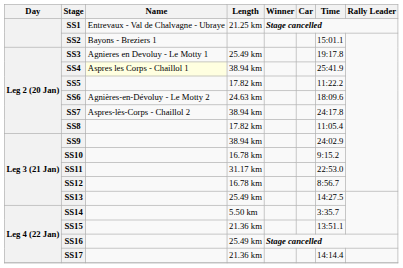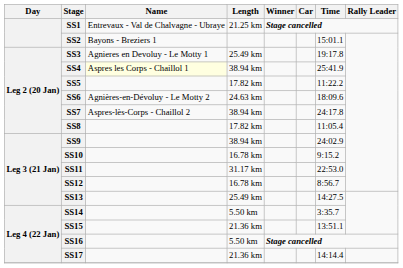(245, 241) 25.49 km -> (243, 241) 5.50 km
